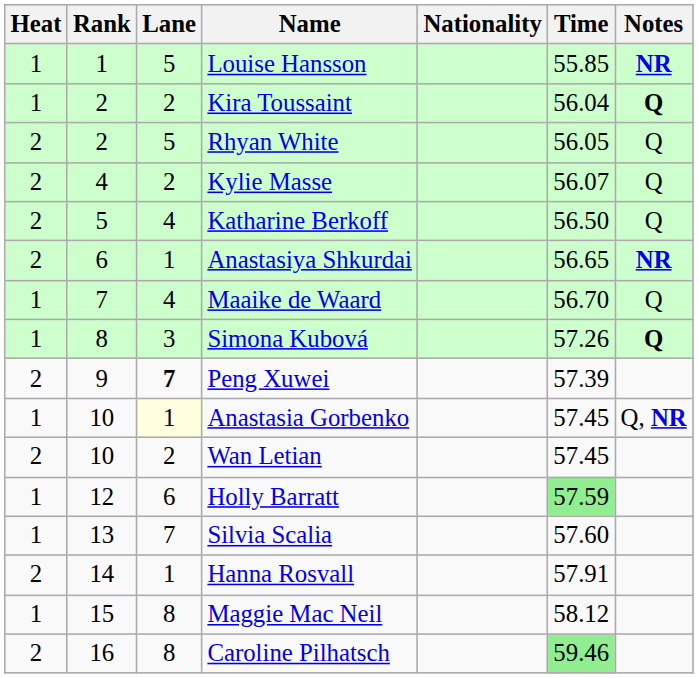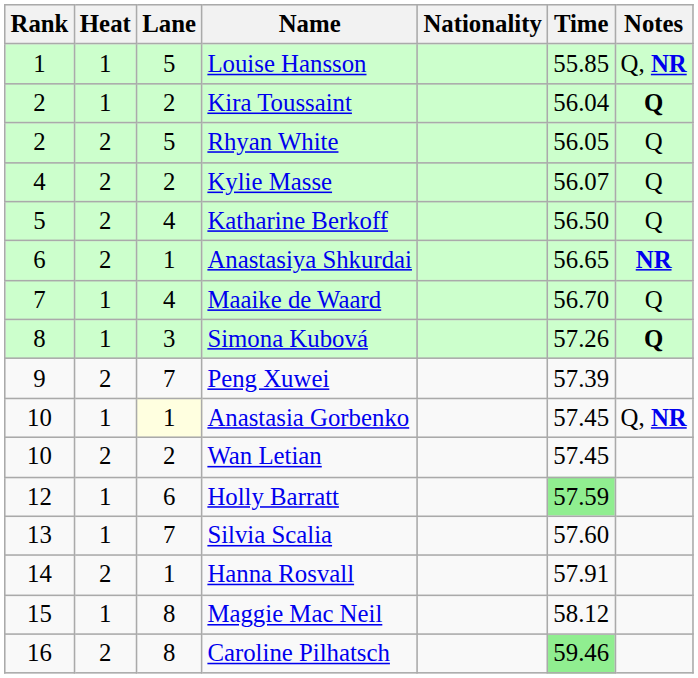columns swapped: (102, 24) <-> (36, 24)
(654, 63) NR -> (654, 63) Q, NR
(169, 378) bold -> (169, 378) normal
